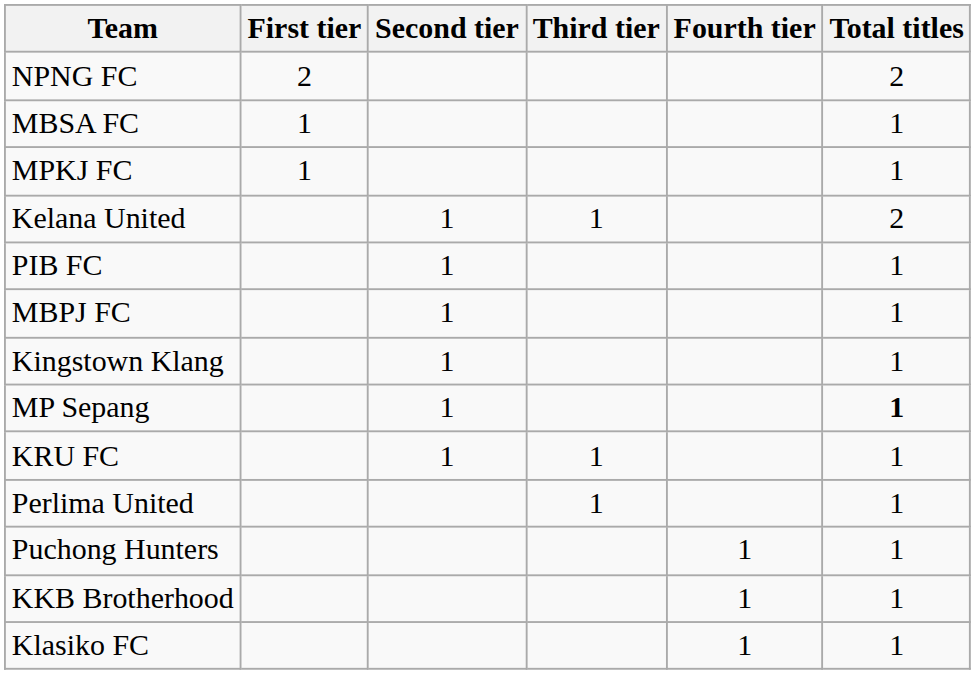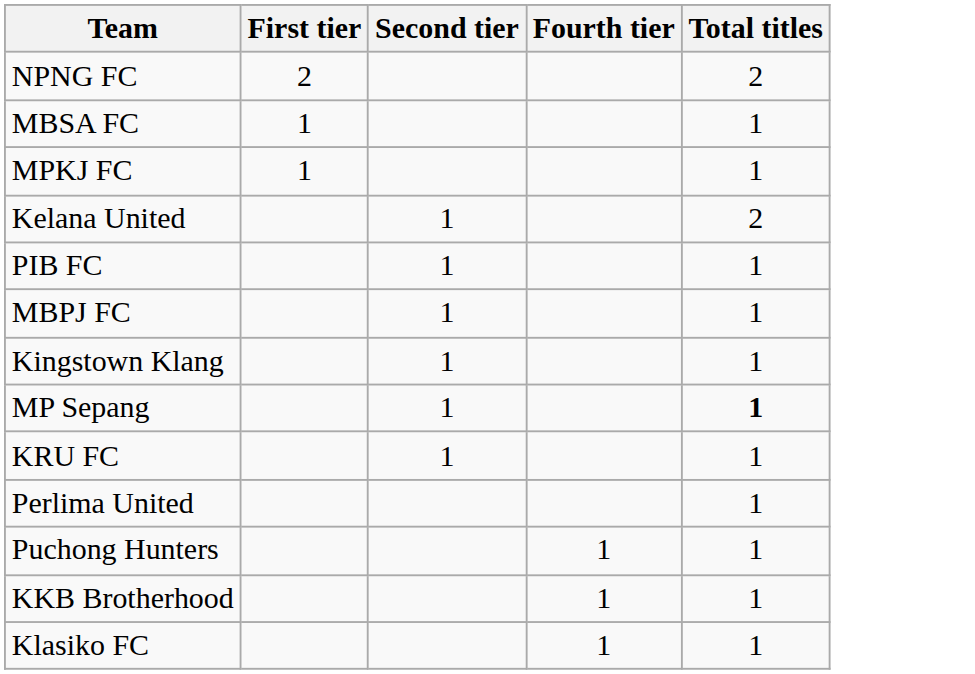- column: (596, 28)
